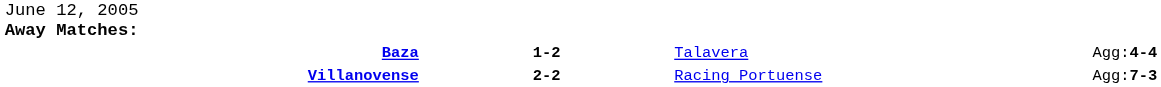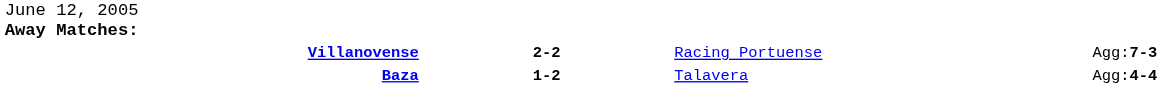rows swapped: (363, 76) <-> (400, 53)
